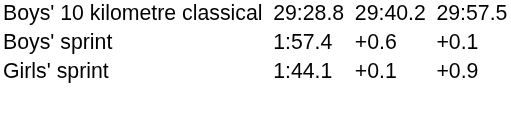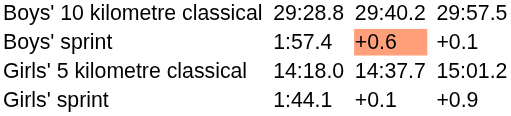(376, 42) no background -> (376, 42) lightsalmon background
+ row: (125, 71)
